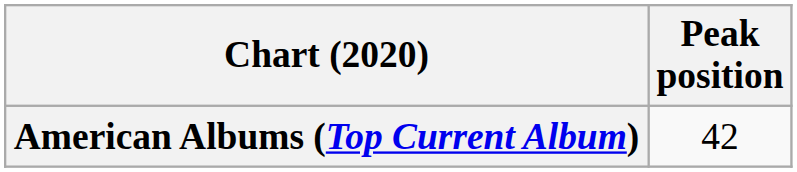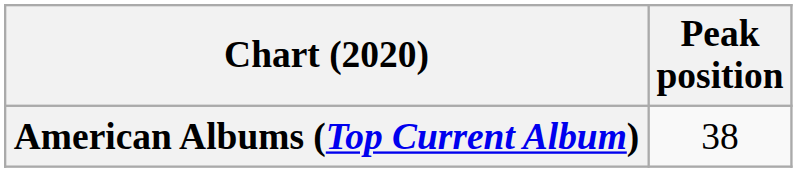(720, 135) 42 -> (720, 135) 38
